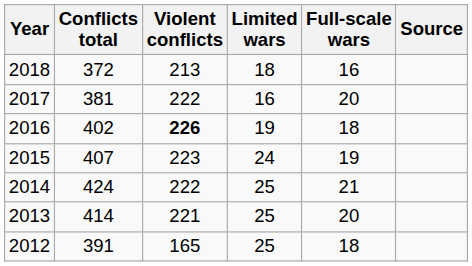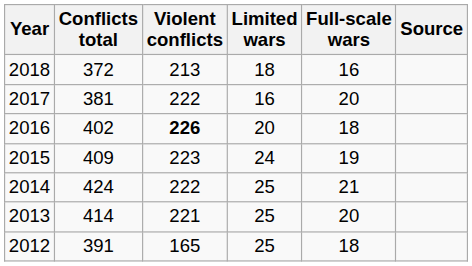(265, 128) 19 -> (265, 128) 20
(98, 157) 407 -> (98, 157) 409
